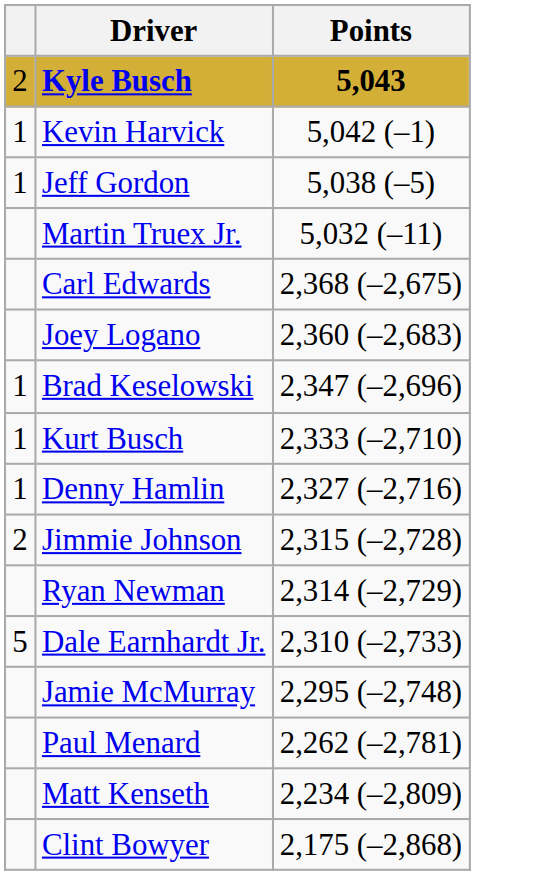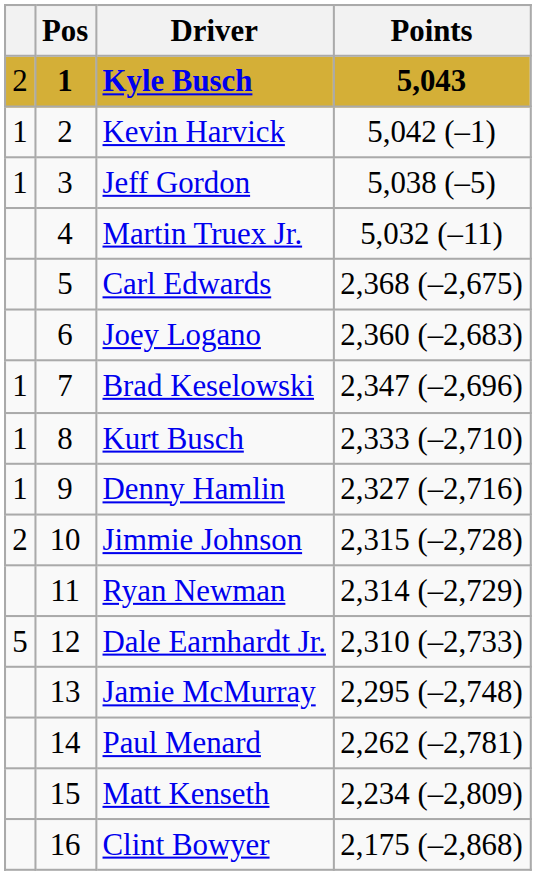+ column: (65, 30)
